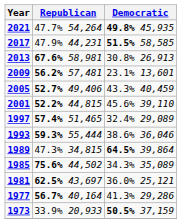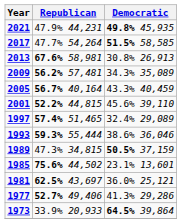(68, 28) 47.7% 54,264 -> (68, 28) 47.9% 44,231
(68, 43) 47.9% 44,231 -> (68, 43) 47.7% 54,264
(140, 73) 23.1% 13,601 -> (140, 73) 34.3% 35,089
(68, 89) 52.7% 49,406 -> (68, 89) 56.7% 40,164
(140, 150) 64.5% 39,864 -> (140, 150) 50.5% 37,159
(140, 165) 34.3% 35,089 -> (140, 165) 23.1% 13,601
(68, 195) 56.7% 40,164 -> (68, 195) 52.7% 49,406
(140, 211) 50.5% 37,159 -> (140, 211) 64.5% 39,864
